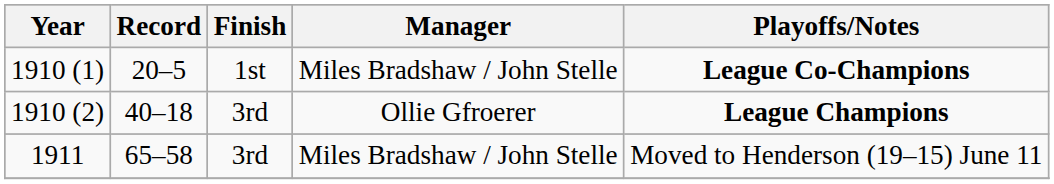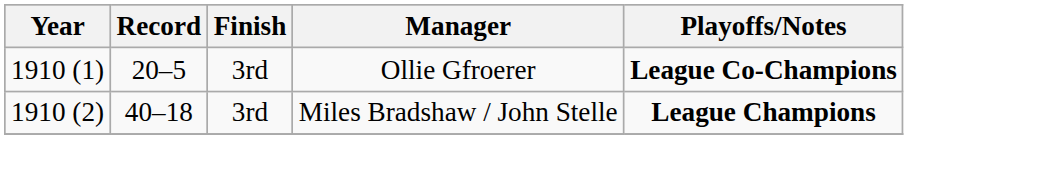(250, 69) 1st -> (250, 69) 3rd
(458, 69) Miles Bradshaw / John Stelle -> (458, 69) Ollie Gfroerer
(458, 112) Ollie Gfroerer -> (458, 112) Miles Bradshaw / John Stelle
- row: (58, 155)
